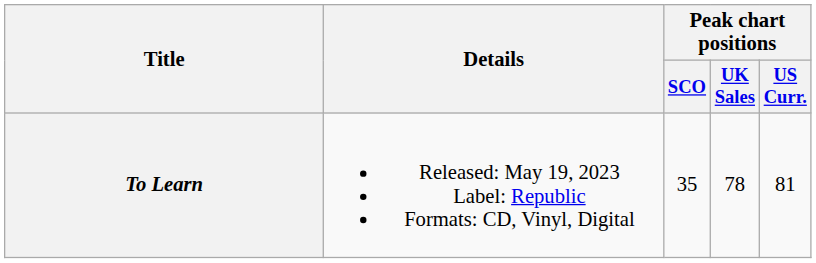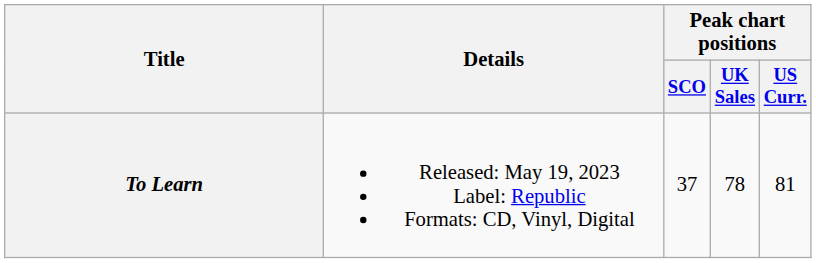(687, 184) 35 -> (687, 184) 37
